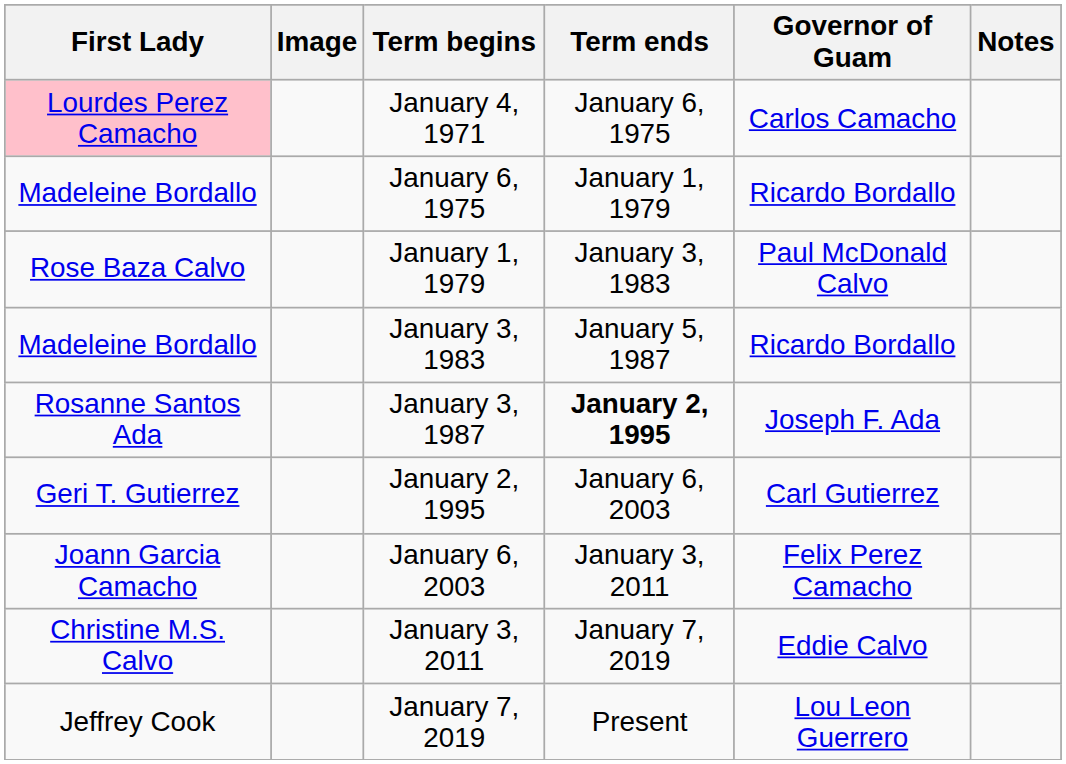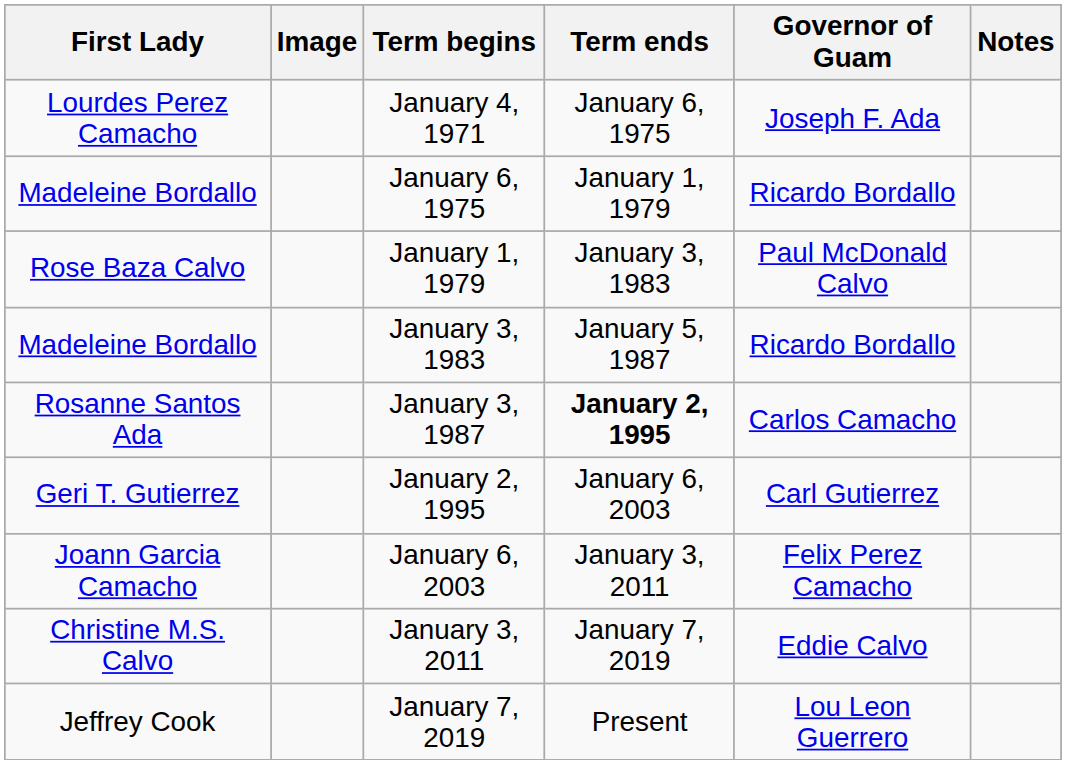(138, 117) pink background -> (138, 117) no background
(853, 117) Carlos Camacho -> (853, 117) Joseph F. Ada
(853, 419) Joseph F. Ada -> (853, 419) Carlos Camacho
